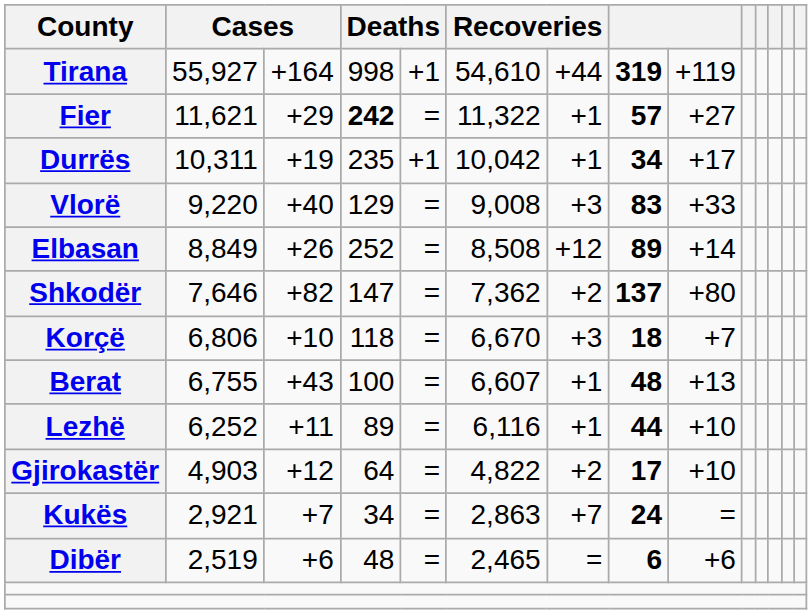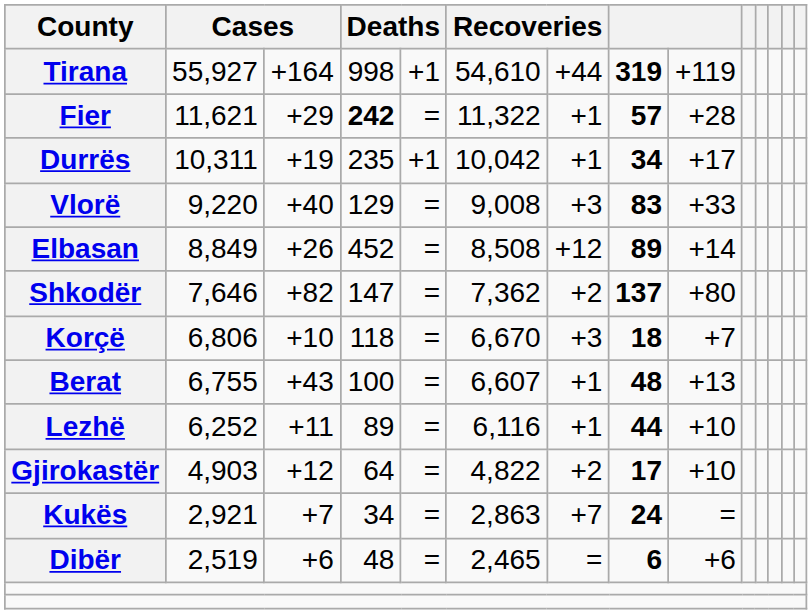(712, 115) +27 -> (712, 115) +28
(371, 248) 252 -> (371, 248) 452
